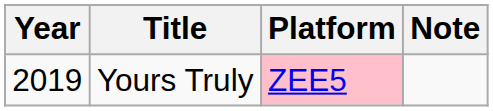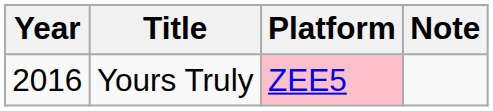(47, 79) 2019 -> (47, 79) 2016
